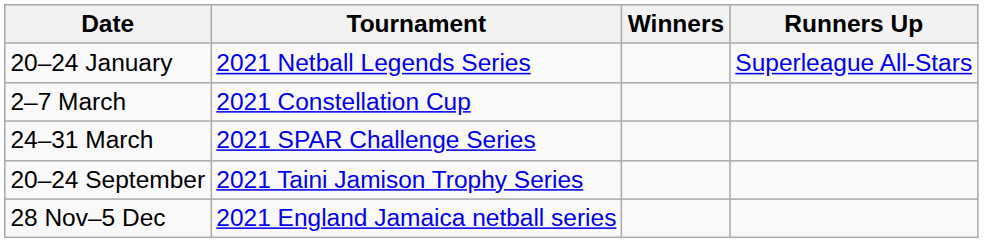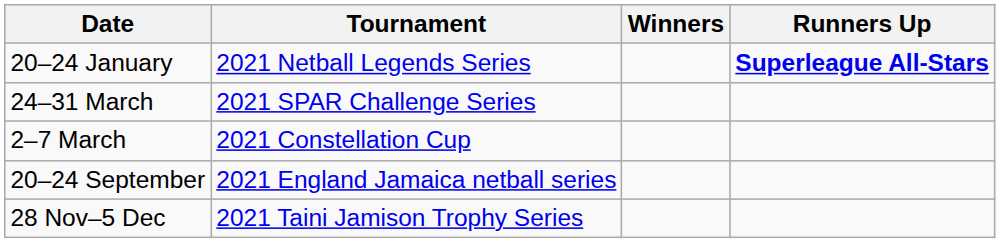(854, 62) normal -> (862, 62) bold
rows swapped: (68, 101) <-> (82, 140)
(400, 179) 2021 Taini Jamison Trophy Series -> (416, 179) 2021 England Jamaica netball series
(416, 218) 2021 England Jamaica netball series -> (400, 218) 2021 Taini Jamison Trophy Series
